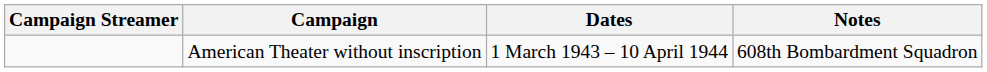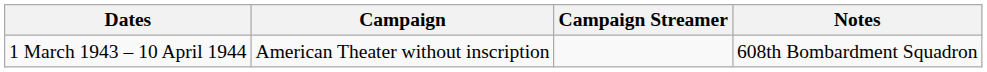columns swapped: (94, 19) <-> (609, 19)
